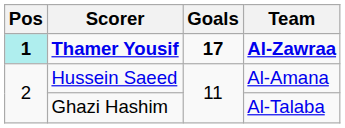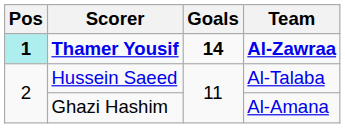(213, 48) 17 -> (213, 48) 14
(288, 78) Al-Amana -> (286, 78) Al-Talaba
(286, 107) Al-Talaba -> (288, 107) Al-Amana
